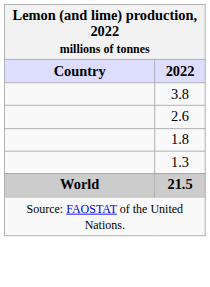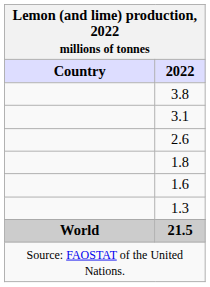+ row: (180, 116)
+ row: (180, 185)
